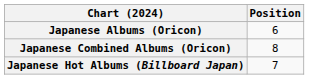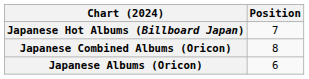rows swapped: (126, 30) <-> (126, 65)
